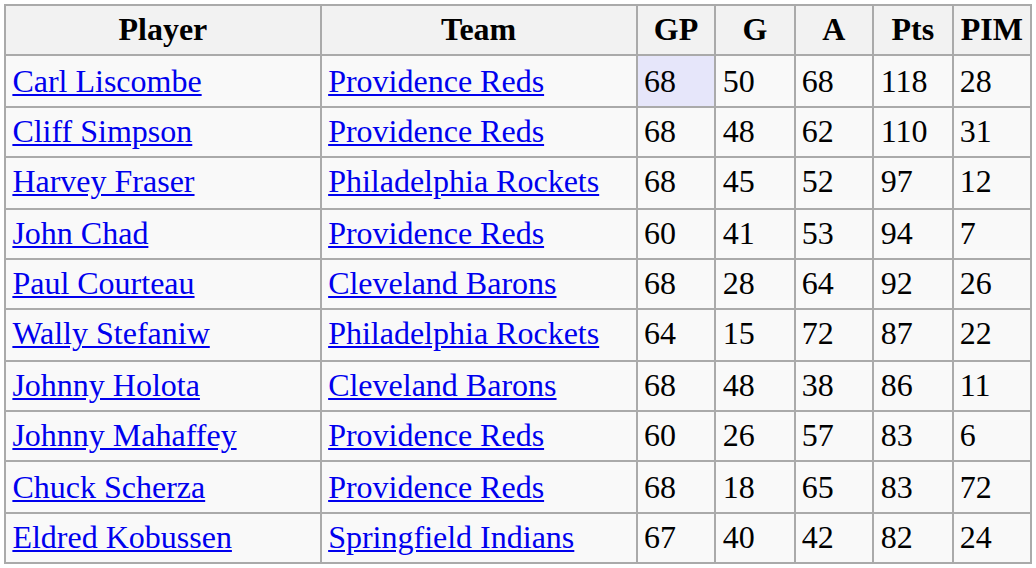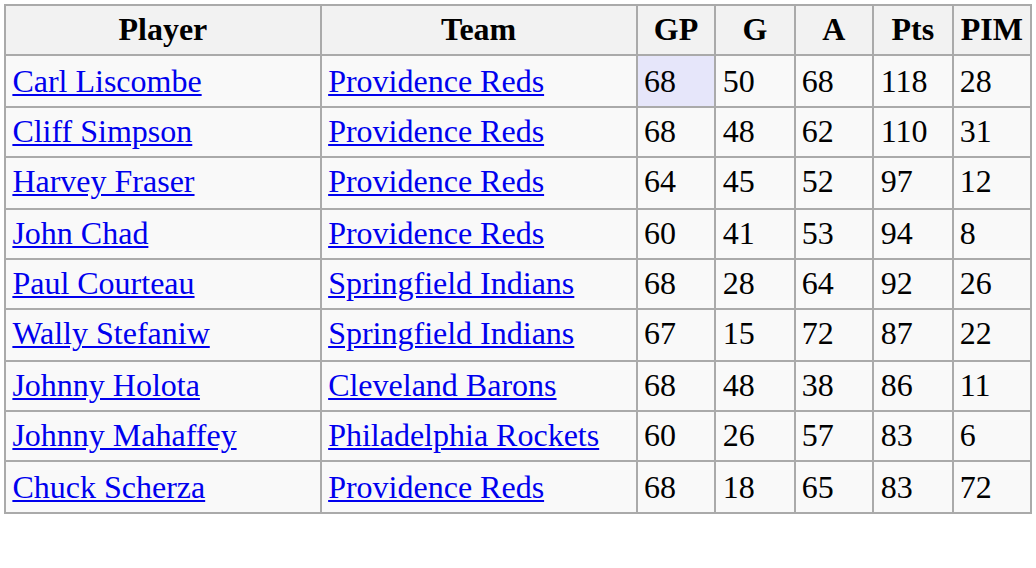(464, 182) Philadelphia Rockets -> (436, 182) Providence Reds
(660, 182) 68 -> (660, 182) 64
(968, 232) 7 -> (968, 232) 8
(442, 283) Cleveland Barons -> (451, 283) Springfield Indians
(464, 334) Philadelphia Rockets -> (451, 334) Springfield Indians
(660, 334) 64 -> (660, 334) 67
(436, 435) Providence Reds -> (464, 435) Philadelphia Rockets
- row: (122, 537)
